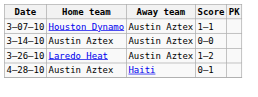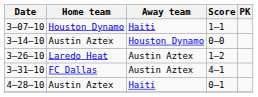(161, 26) Austin Aztex -> (142, 26) Haiti
(161, 41) Austin Aztex -> (166, 41) Houston Dynamo
+ row: (25, 70)
